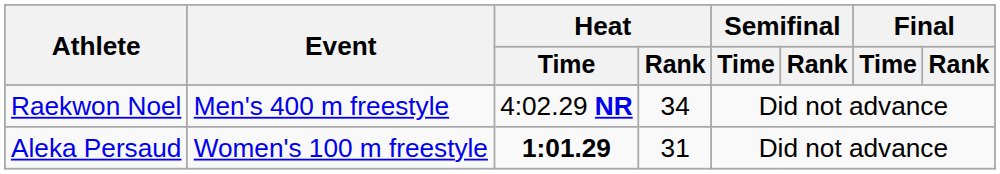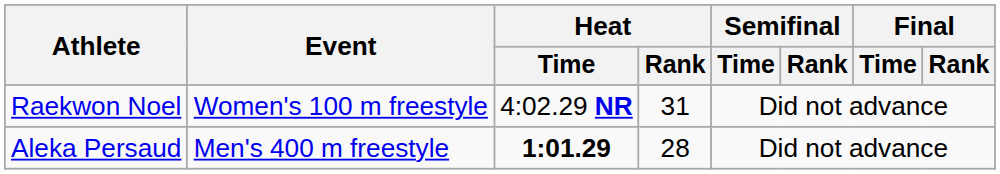(321, 106) Men's 400 m freestyle -> (341, 106) Women's 100 m freestyle
(675, 106) 34 -> (675, 106) 31
(341, 148) Women's 100 m freestyle -> (321, 148) Men's 400 m freestyle
(675, 148) 31 -> (675, 148) 28
